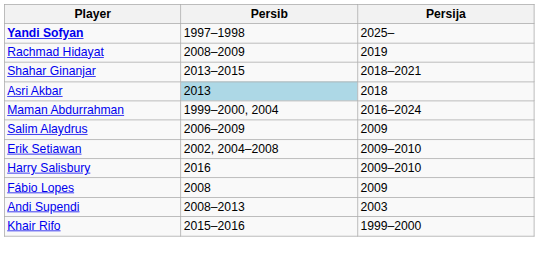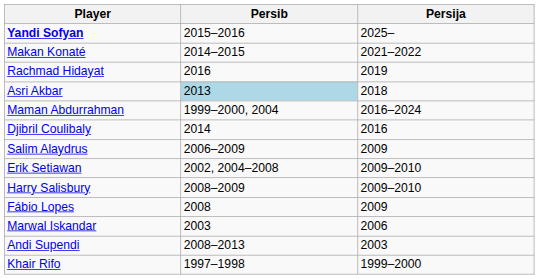(214, 33) 1997–1998 -> (214, 33) 2015–2016
+ row: (46, 52)
(214, 52) 2008–2009 -> (197, 71) 2016
- row: (51, 71)
+ row: (49, 129)
(197, 168) 2016 -> (214, 187) 2008–2009
+ row: (52, 226)
(214, 226) 2015–2016 -> (214, 264) 1997–1998
